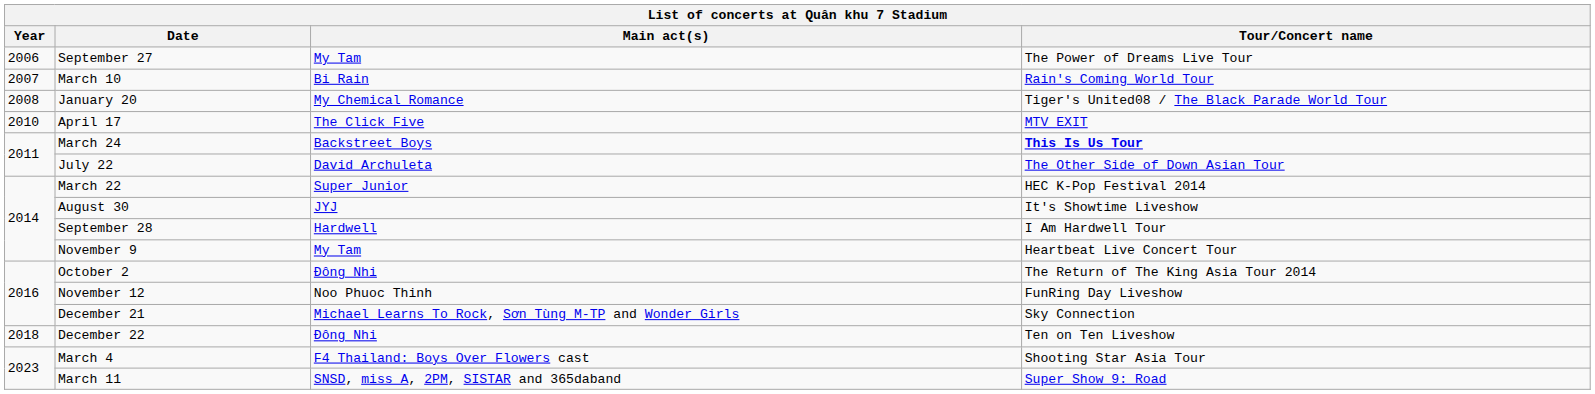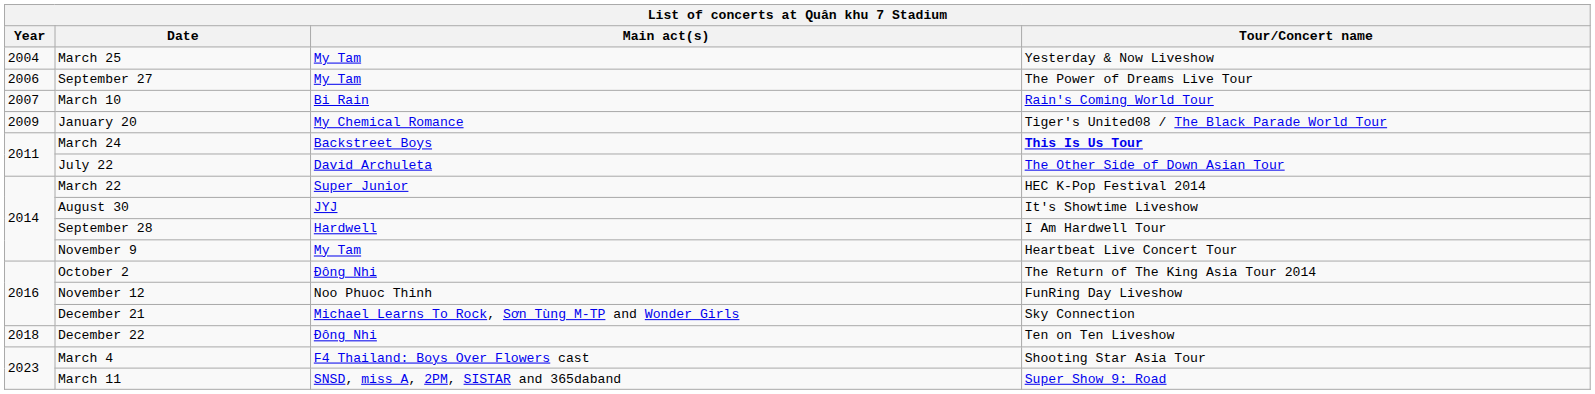+ row: (89, 58)
(23, 101) 2008 -> (23, 122) 2009
- row: (89, 122)
